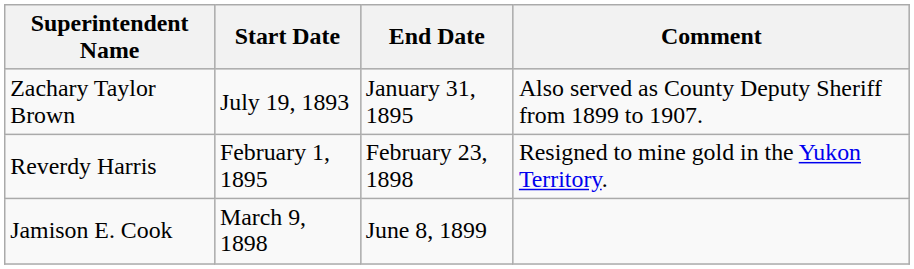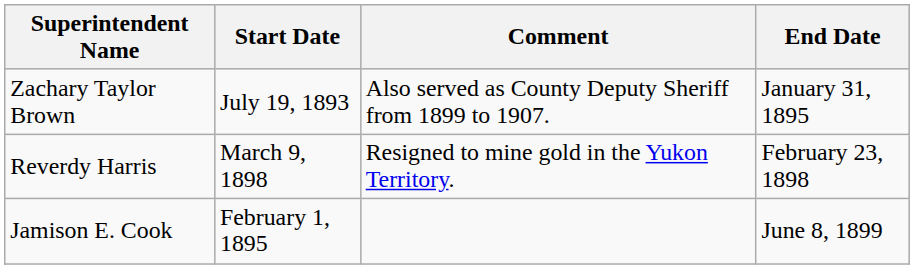columns swapped: (437, 36) <-> (711, 36)
(275, 166) February 1, 1895 -> (263, 166) March 9, 1898
(263, 230) March 9, 1898 -> (275, 230) February 1, 1895
